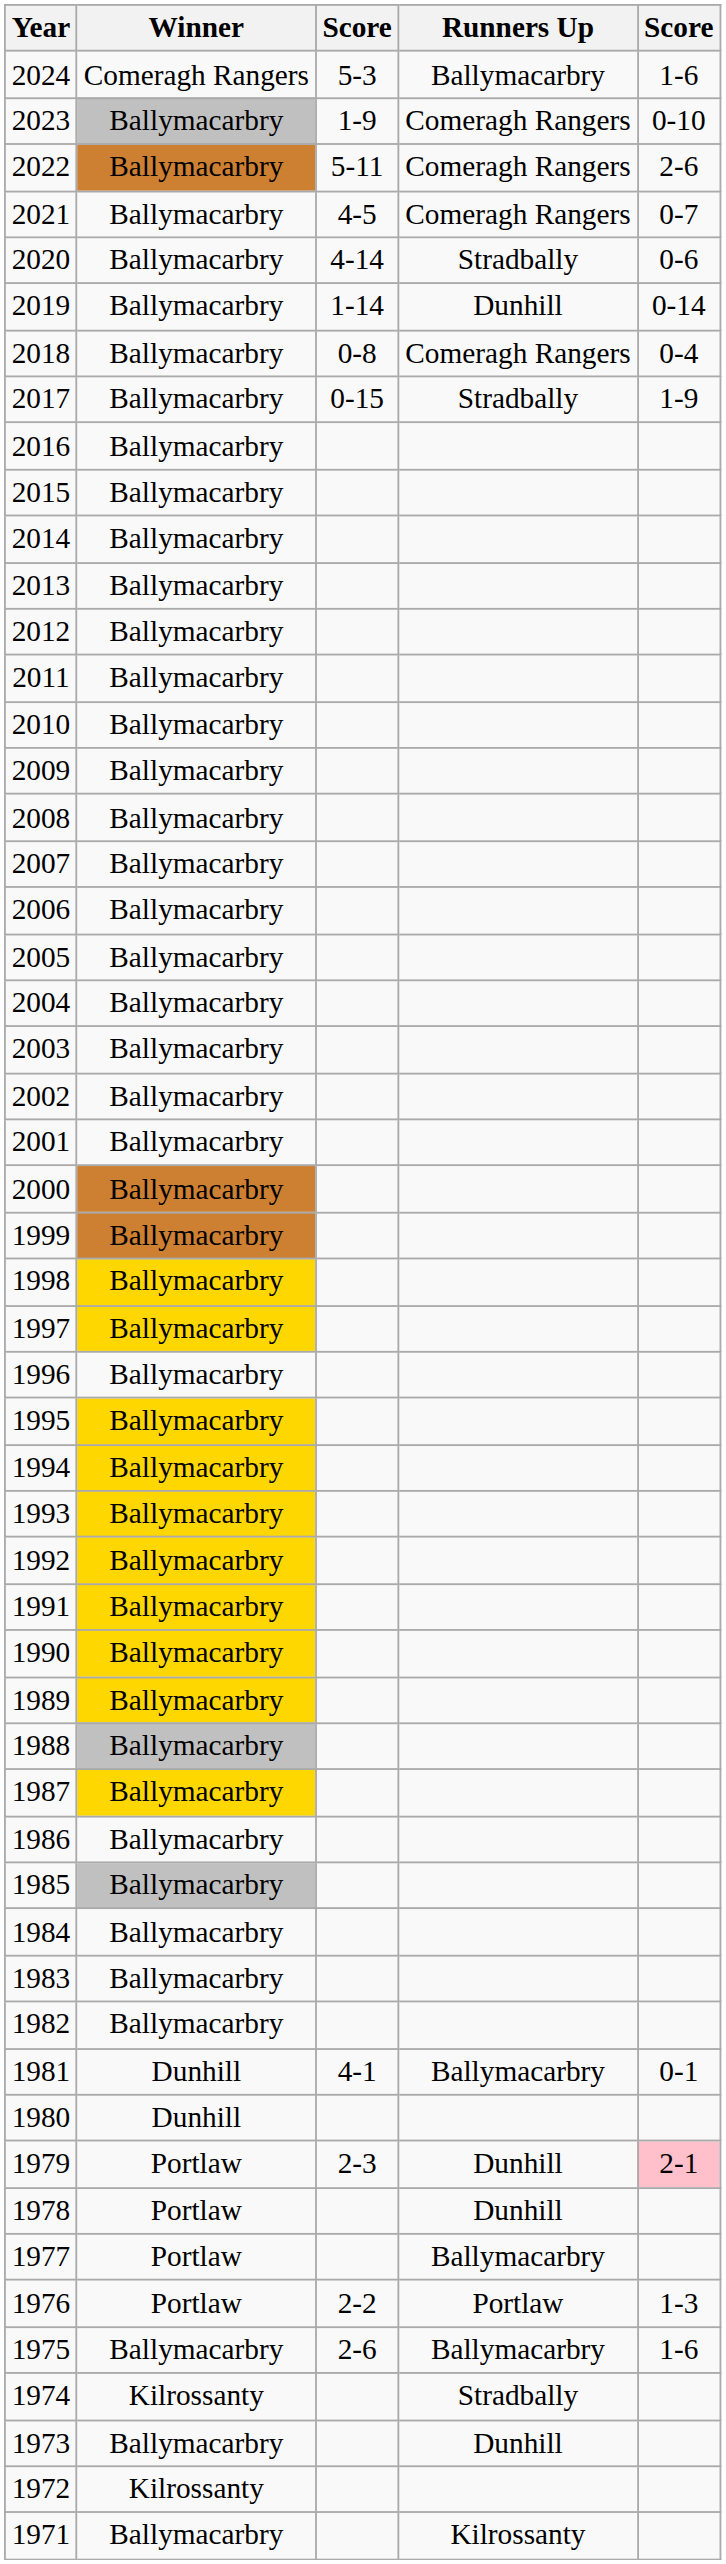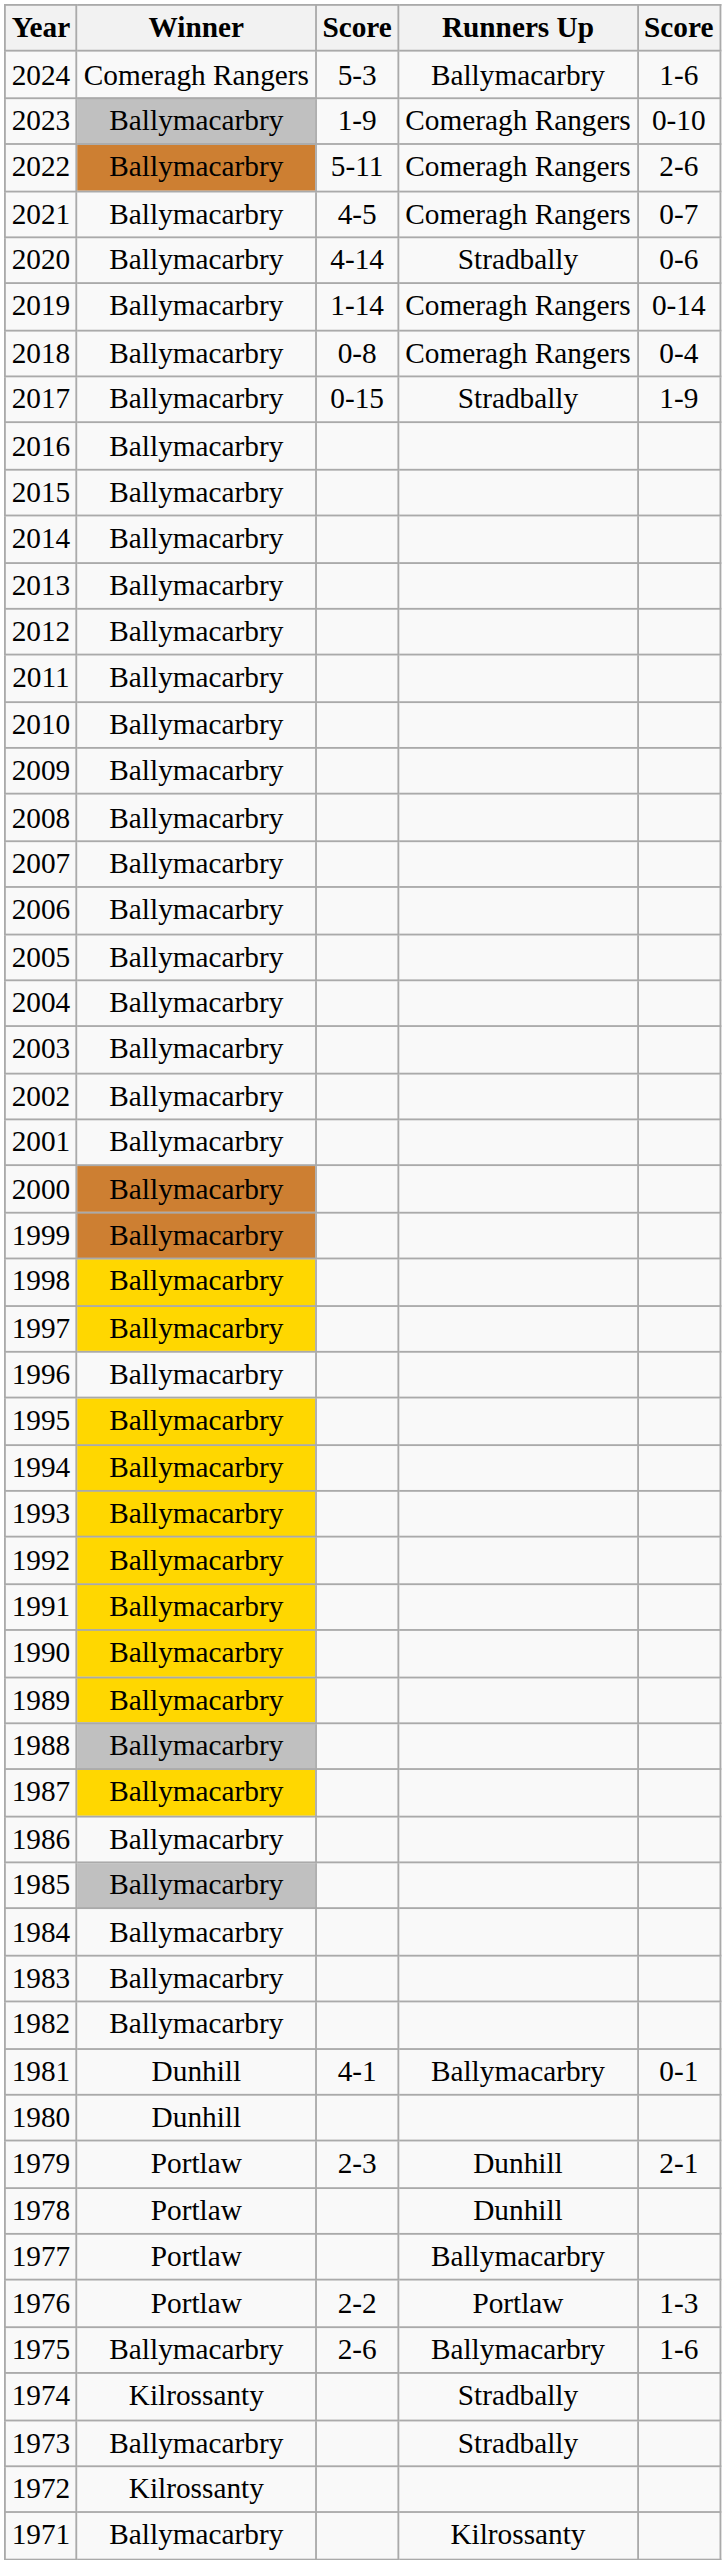(518, 306) Dunhill -> (518, 306) Comeragh Rangers
(679, 2163) pink background -> (679, 2163) no background
(518, 2442) Dunhill -> (518, 2442) Stradbally
